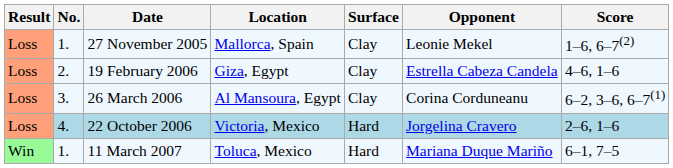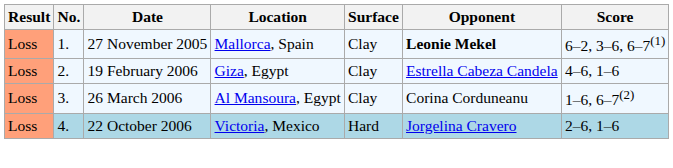(449, 43) normal -> (451, 43) bold
(600, 43) 1–6, 6–7(2) -> (615, 43) 6–2, 3–6, 6–7(1)
(615, 98) 6–2, 3–6, 6–7(1) -> (600, 98) 1–6, 6–7(2)
- row: (135, 150)
